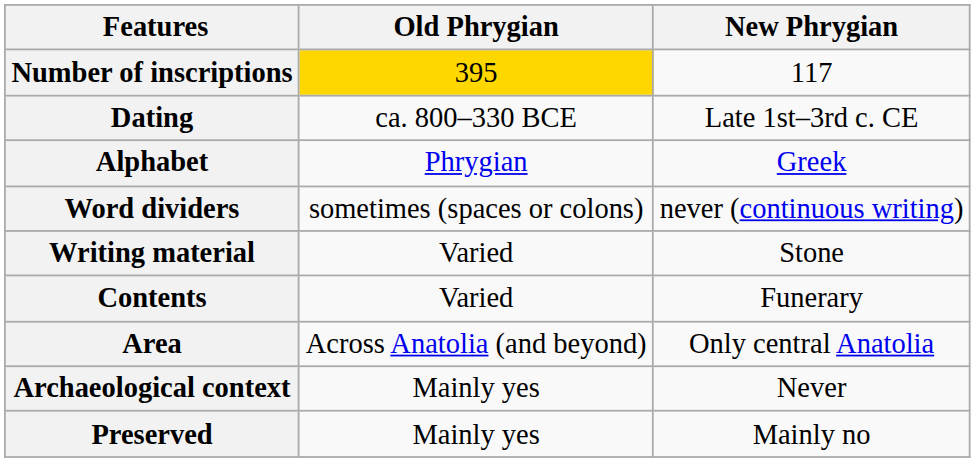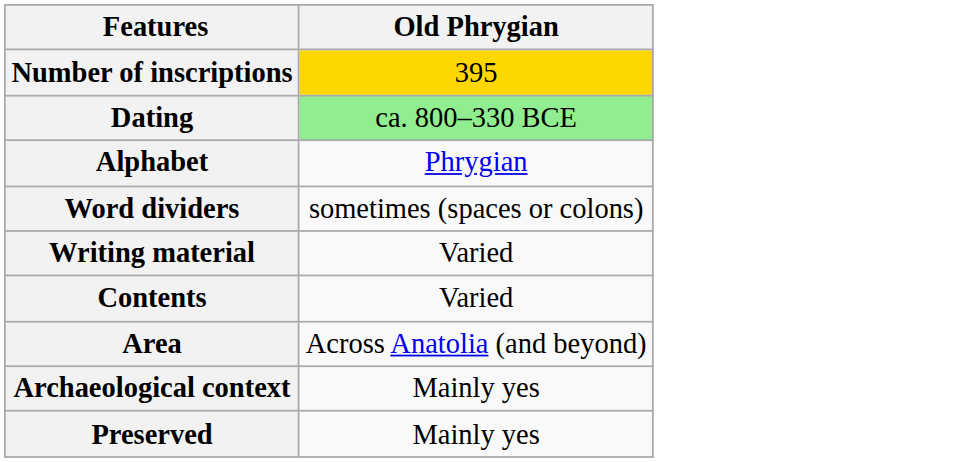- column: (812, 27)
(476, 117) no background -> (476, 117) lightgreen background
